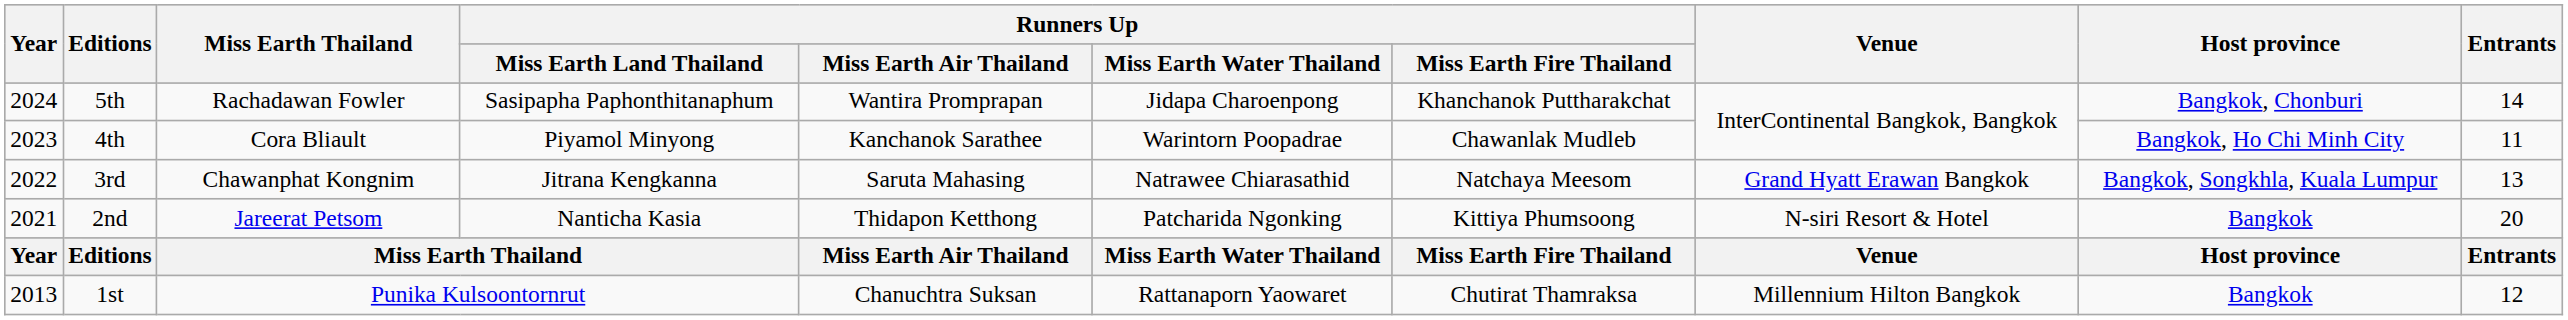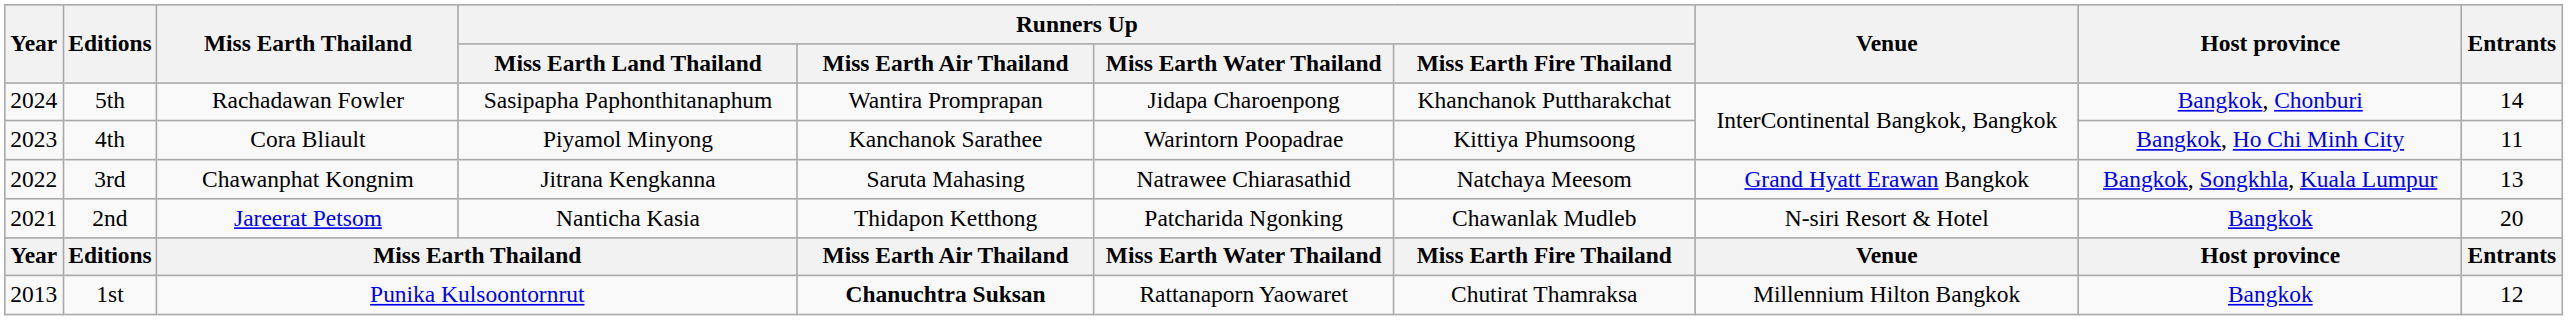(1544, 140) Chawanlak Mudleb -> (1544, 140) Kittiya Phumsoong
(1544, 217) Kittiya Phumsoong -> (1544, 217) Chawanlak Mudleb
(946, 295) normal -> (946, 295) bold
